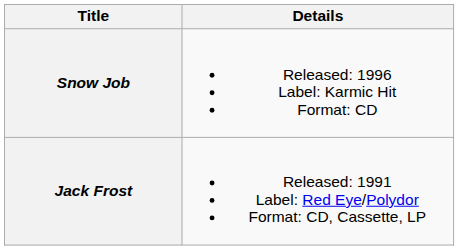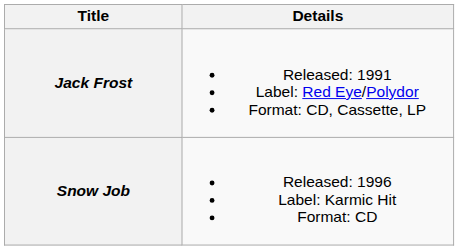rows swapped: (93, 191) <-> (93, 83)
